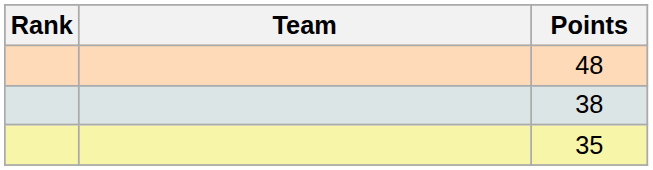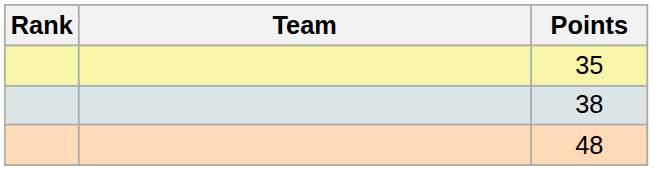rows swapped: (589, 145) <-> (589, 65)
